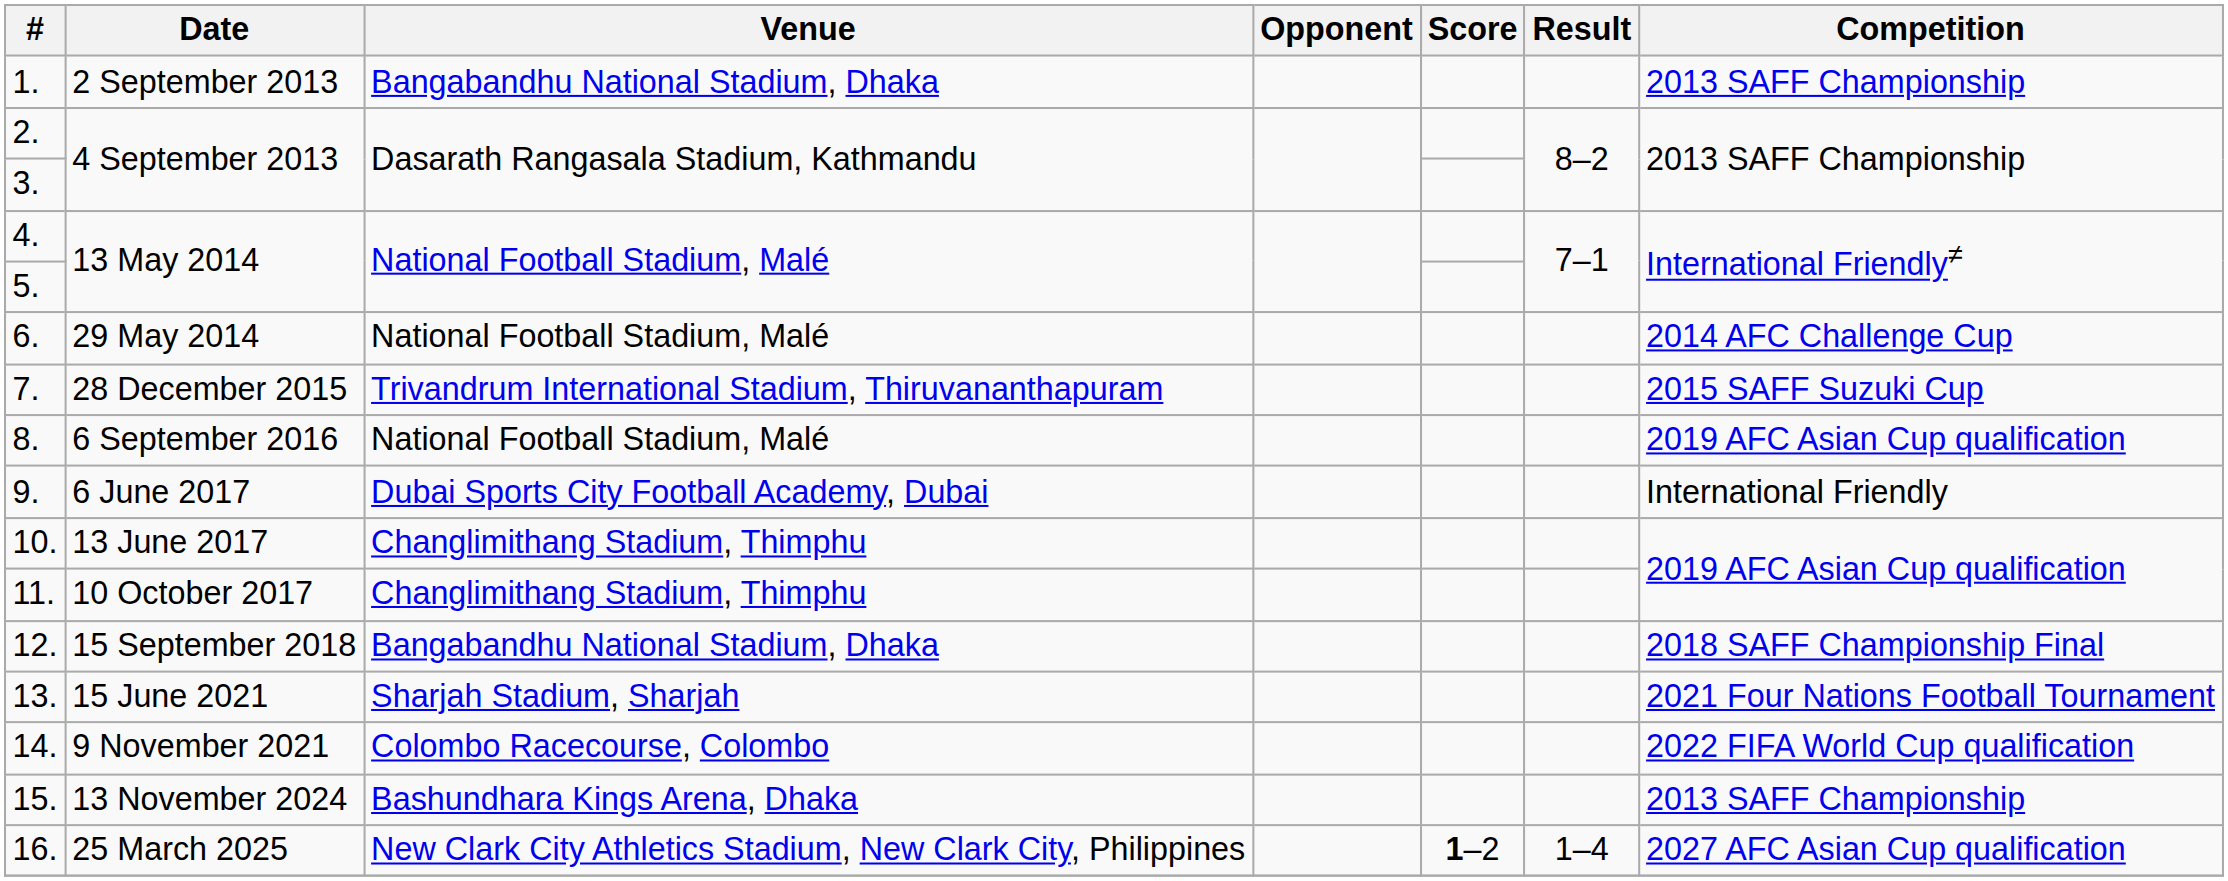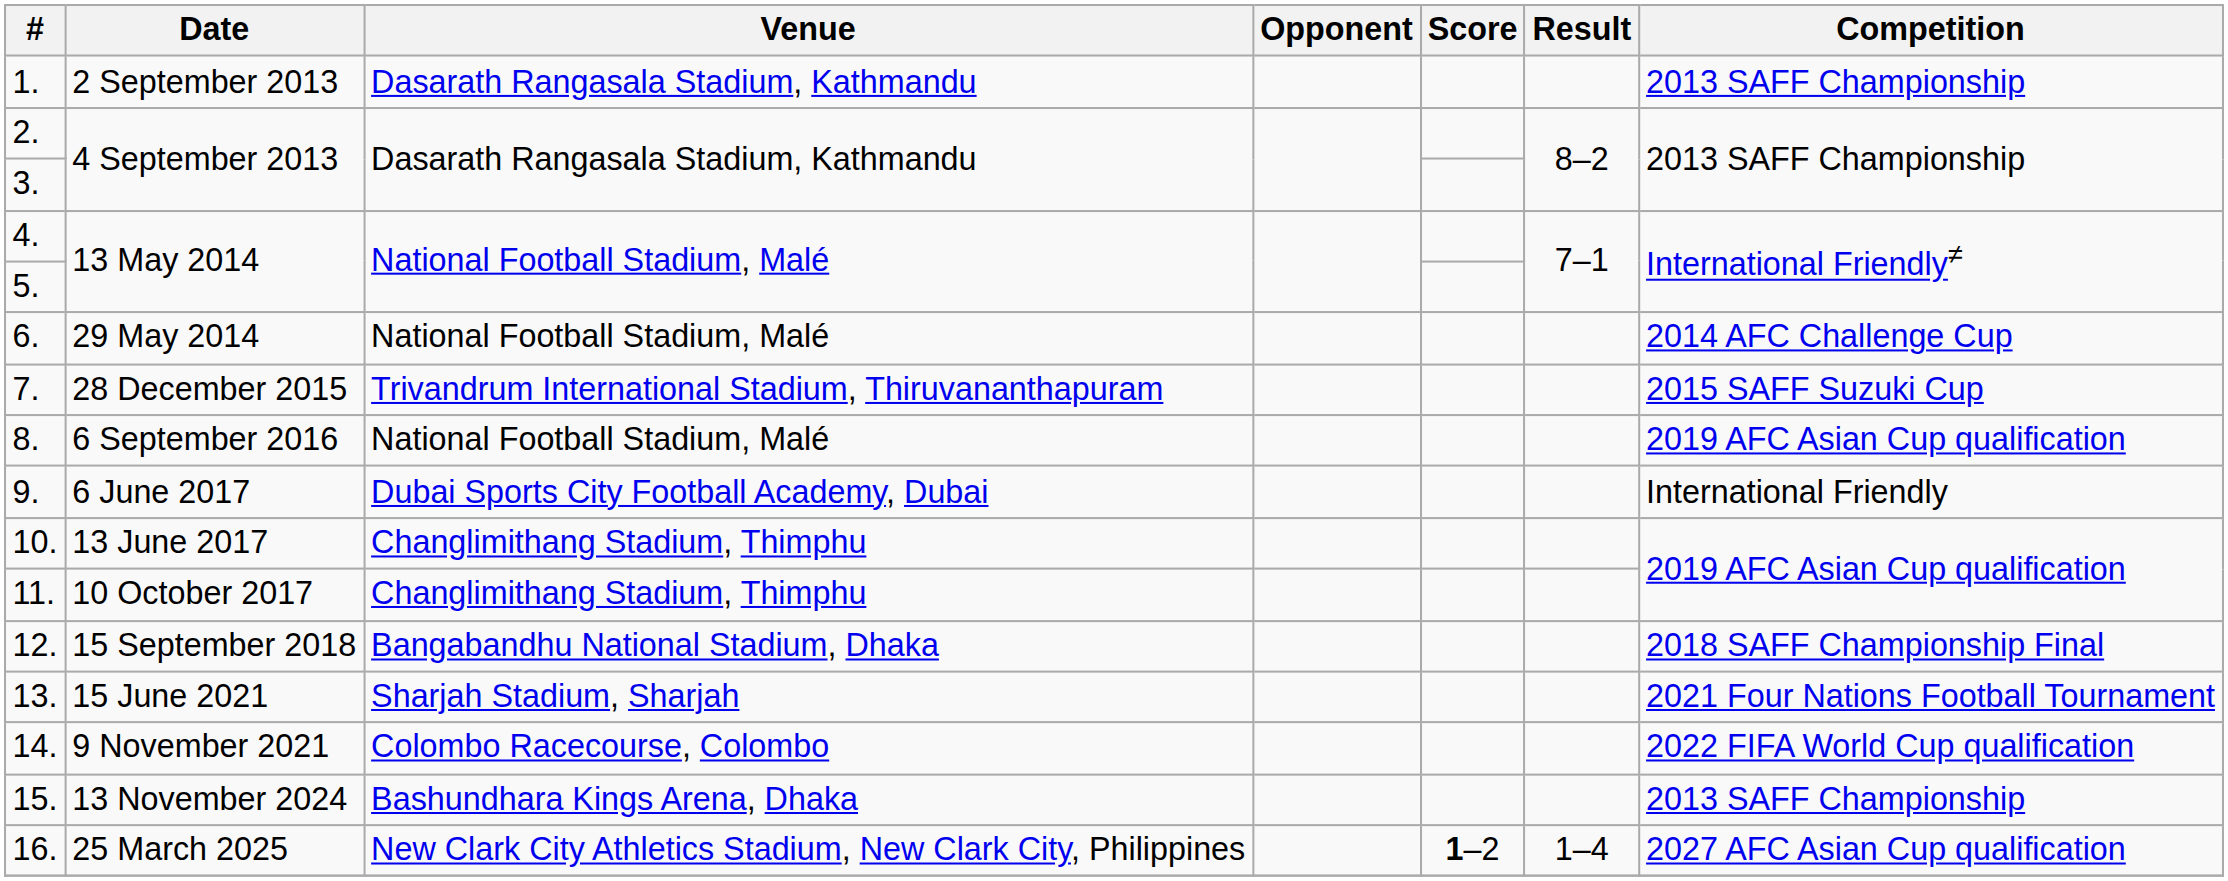(655, 81) Bangabandhu National Stadium, Dhaka -> (674, 81) Dasarath Rangasala Stadium, Kathmandu
